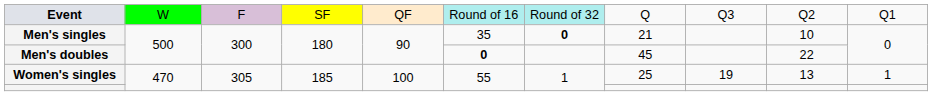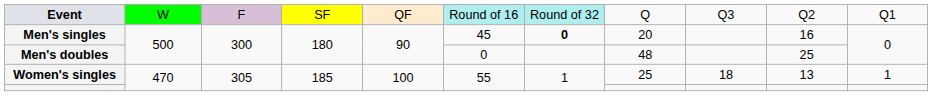(484, 35) 35 -> (484, 35) 45
(645, 35) 21 -> (645, 35) 20
(807, 35) 10 -> (807, 35) 16
(484, 55) bold -> (484, 55) normal
(645, 55) 45 -> (645, 55) 48
(807, 55) 22 -> (807, 55) 25
(726, 75) 19 -> (726, 75) 18
